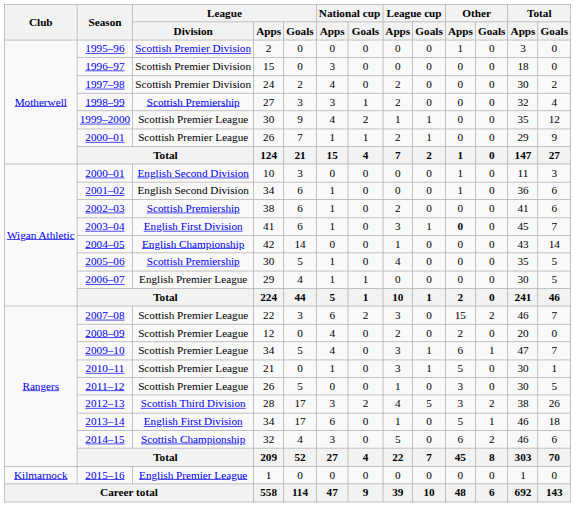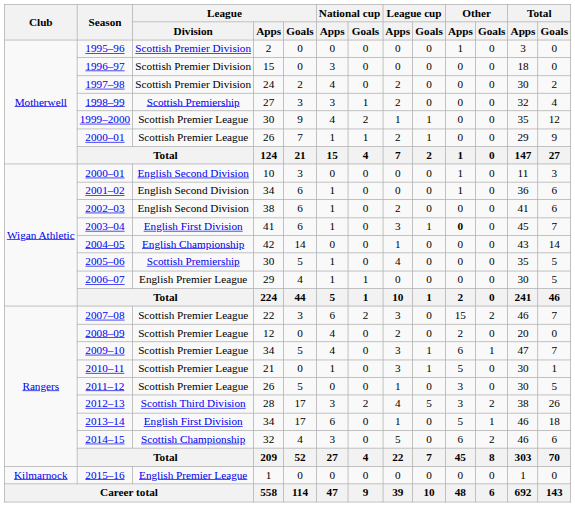(193, 208) Scottish Premiership -> (193, 208) English Second Division
